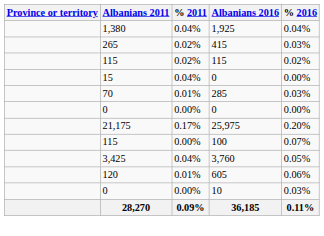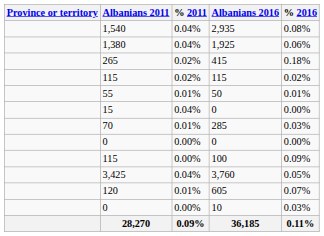+ row: (114, 28)
(297, 28) 0.04% -> (297, 45) 0.06%
(297, 45) 0.03% -> (297, 61) 0.18%
+ row: (108, 93)
- row: (117, 126)
(297, 142) 0.07% -> (297, 158) 0.09%
(297, 175) 0.06% -> (297, 191) 0.07%
